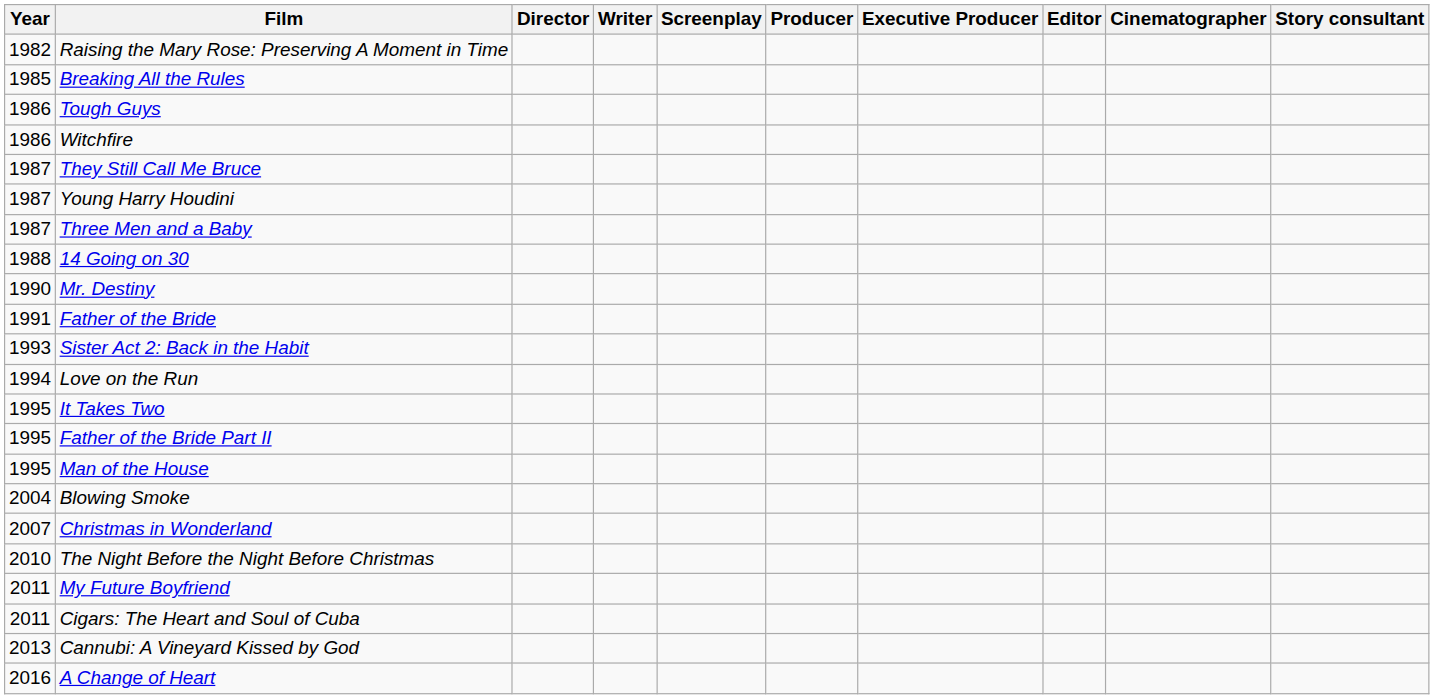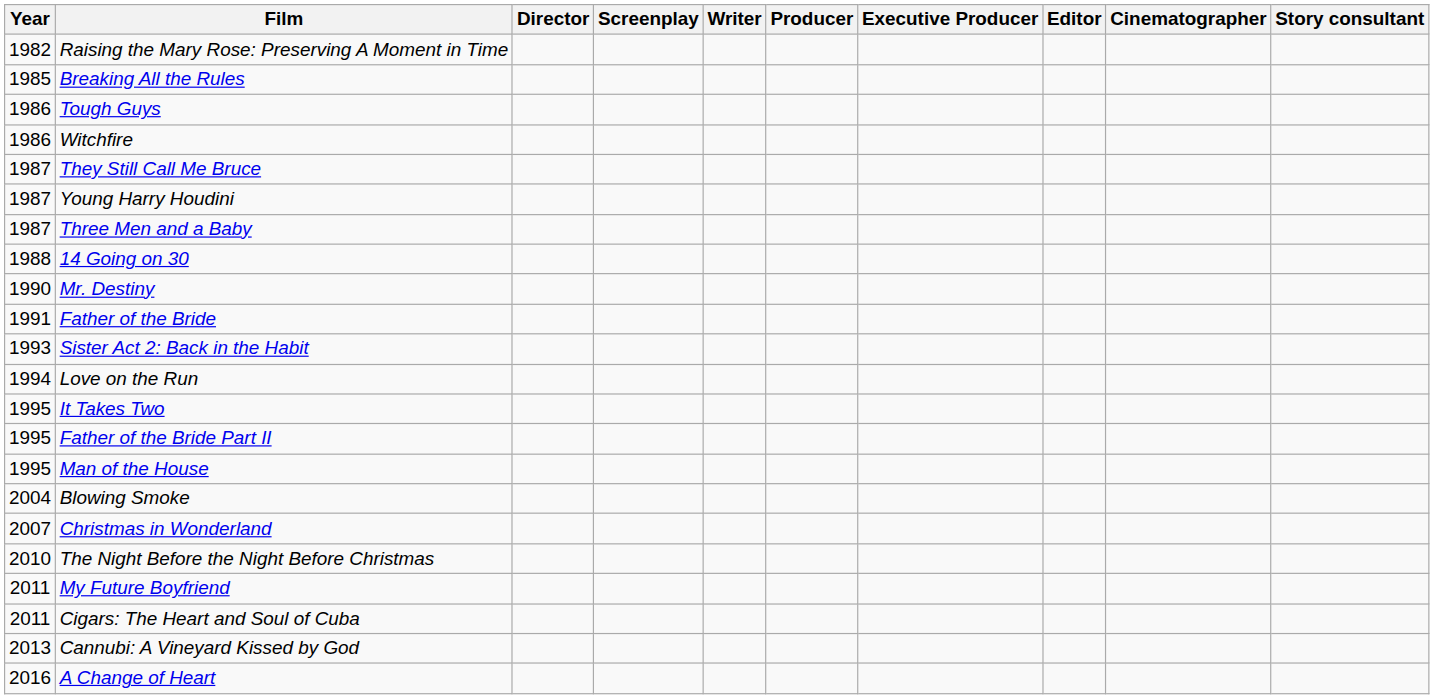columns swapped: (625, 19) <-> (711, 19)
